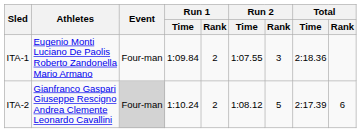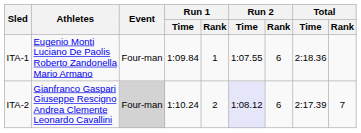(215, 58) 2 -> (215, 58) 1
(279, 58) 3 -> (279, 58) 6
(247, 105) no background -> (247, 105) lavender background
(279, 105) 5 -> (279, 105) 6
(342, 105) 6 -> (342, 105) 7
